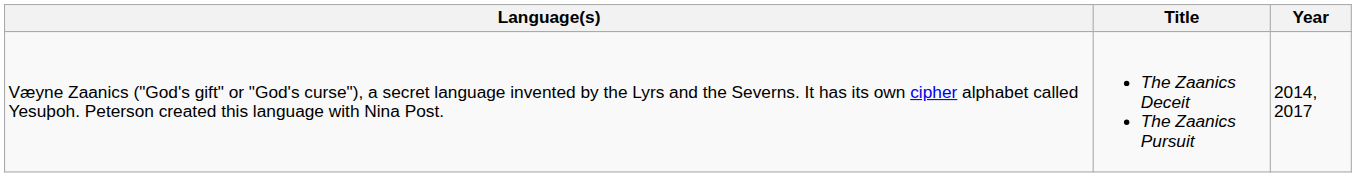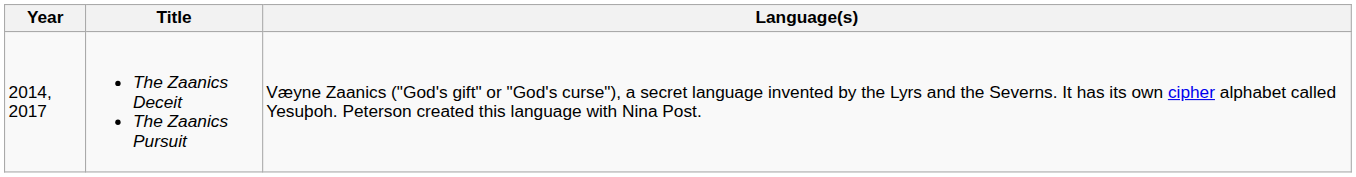columns swapped: (1311, 18) <-> (549, 18)
